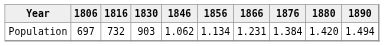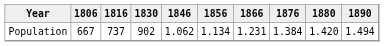(86, 31) 697 -> (86, 31) 667
(116, 31) 732 -> (116, 31) 737
(146, 31) 903 -> (146, 31) 902
